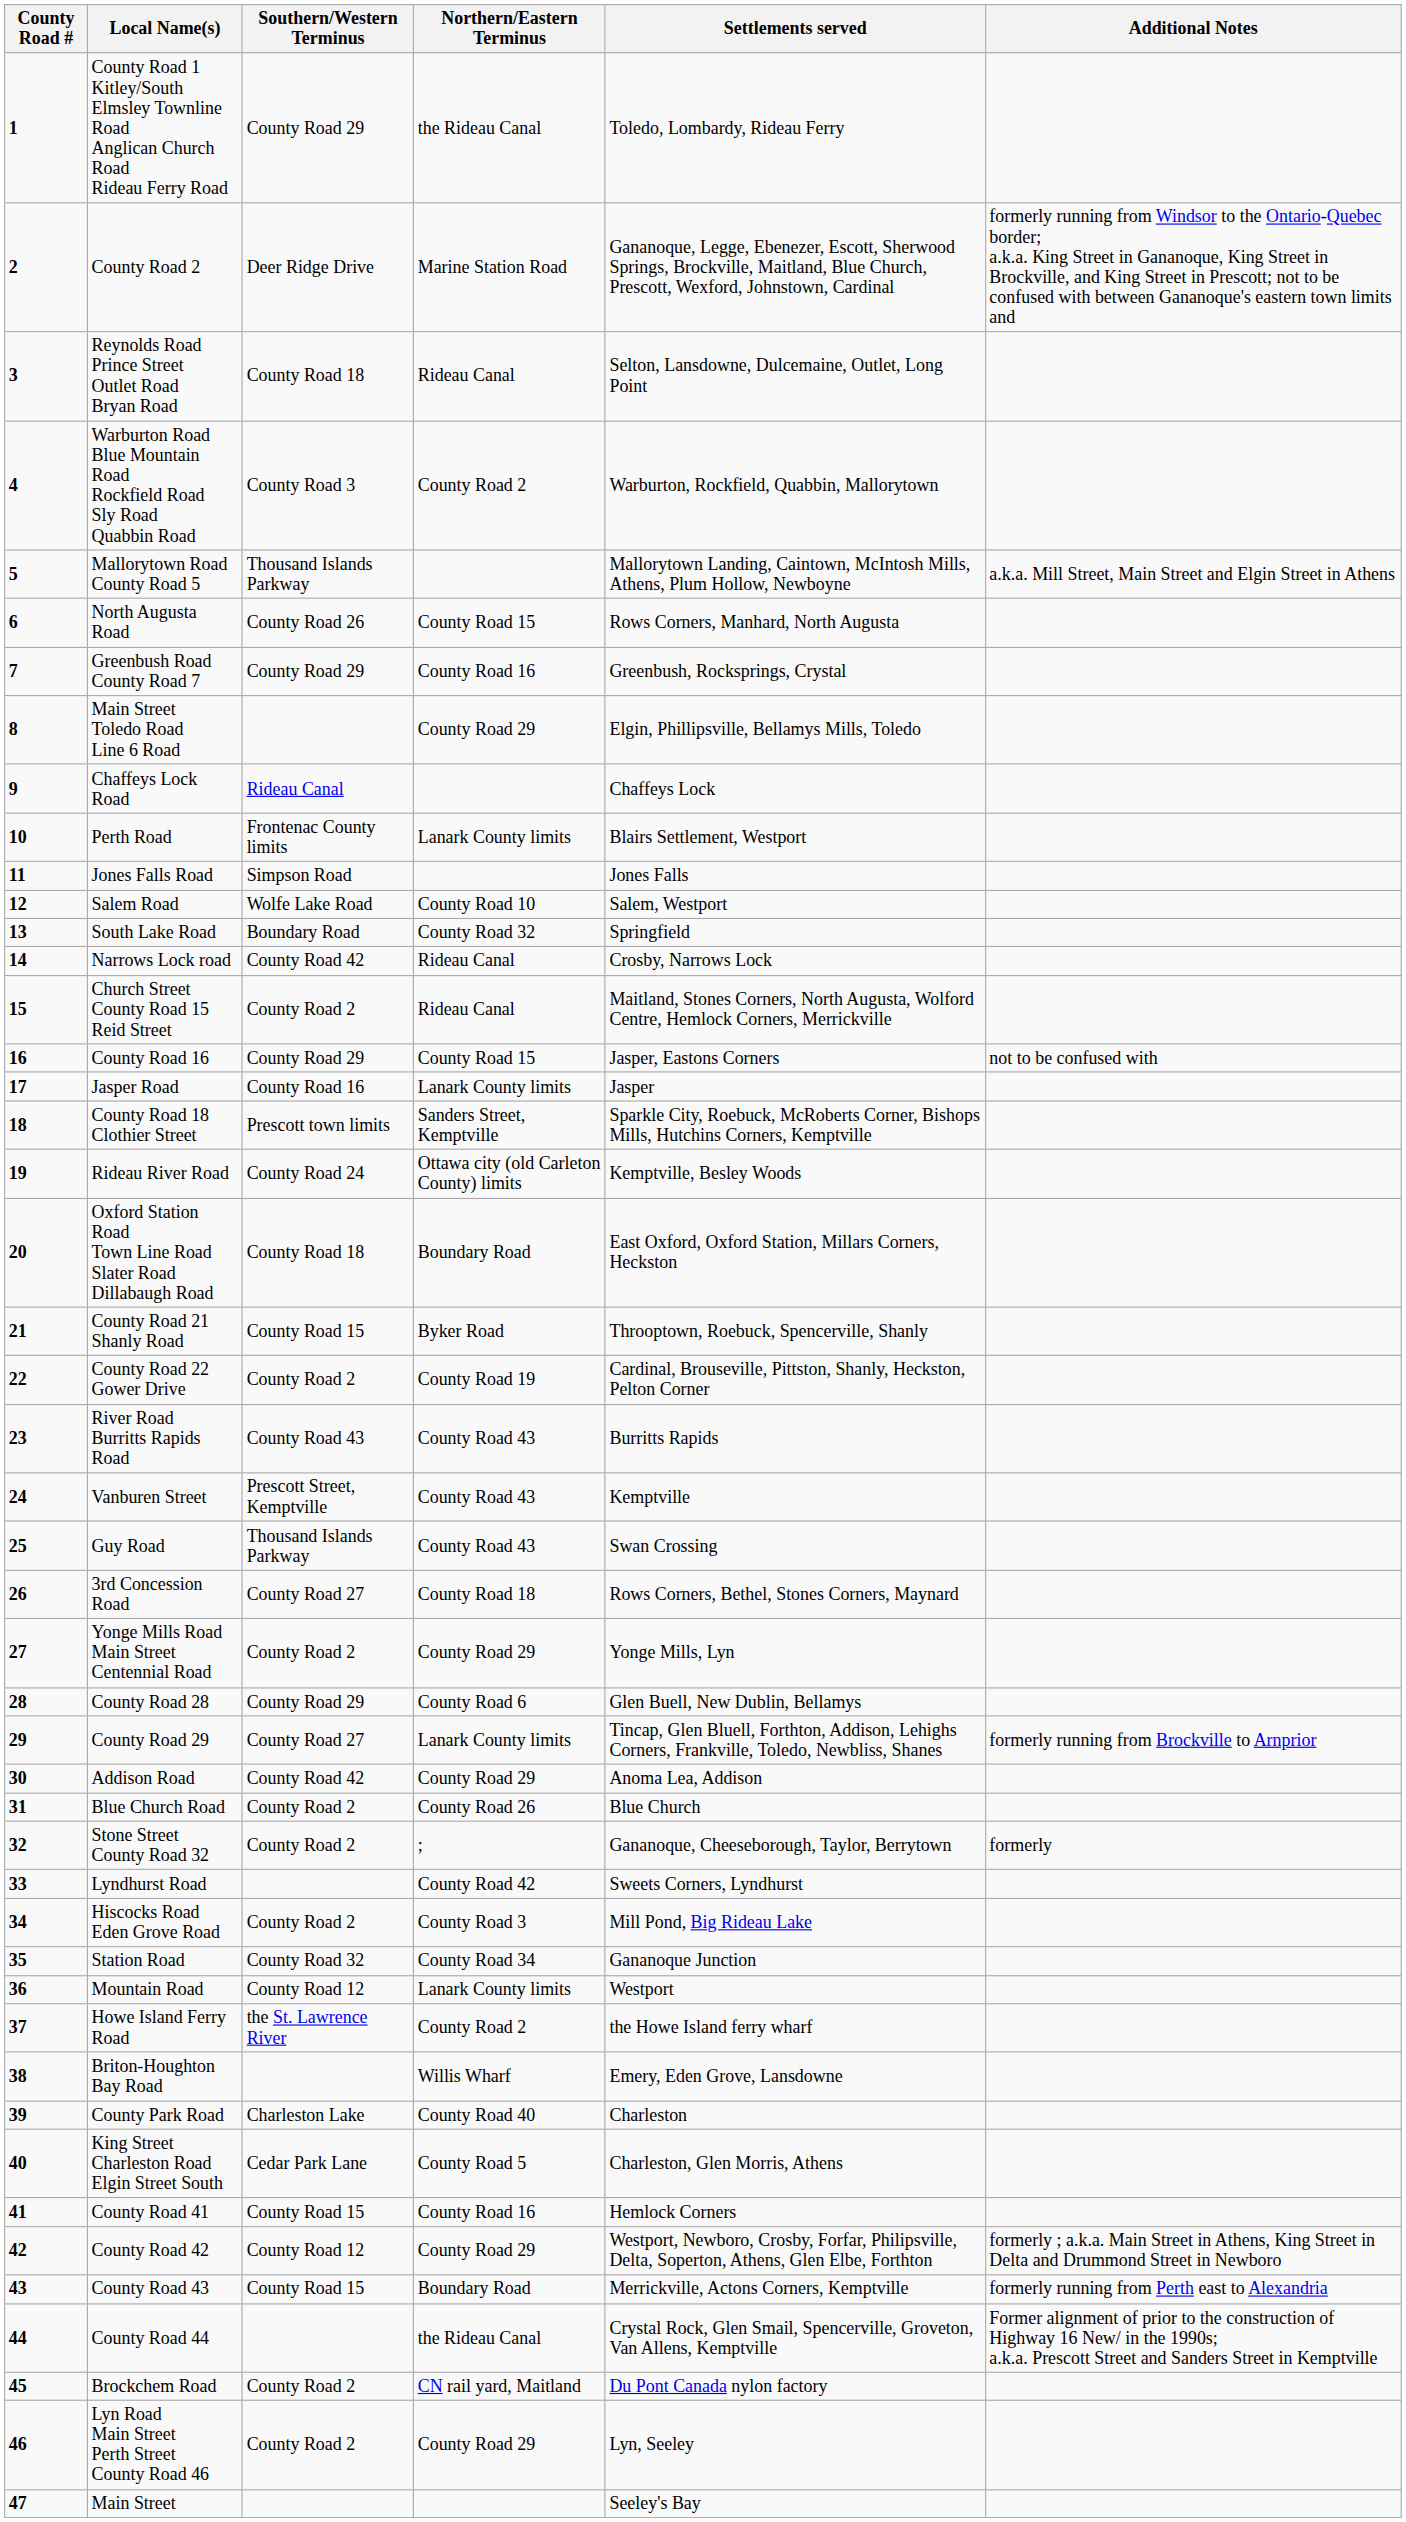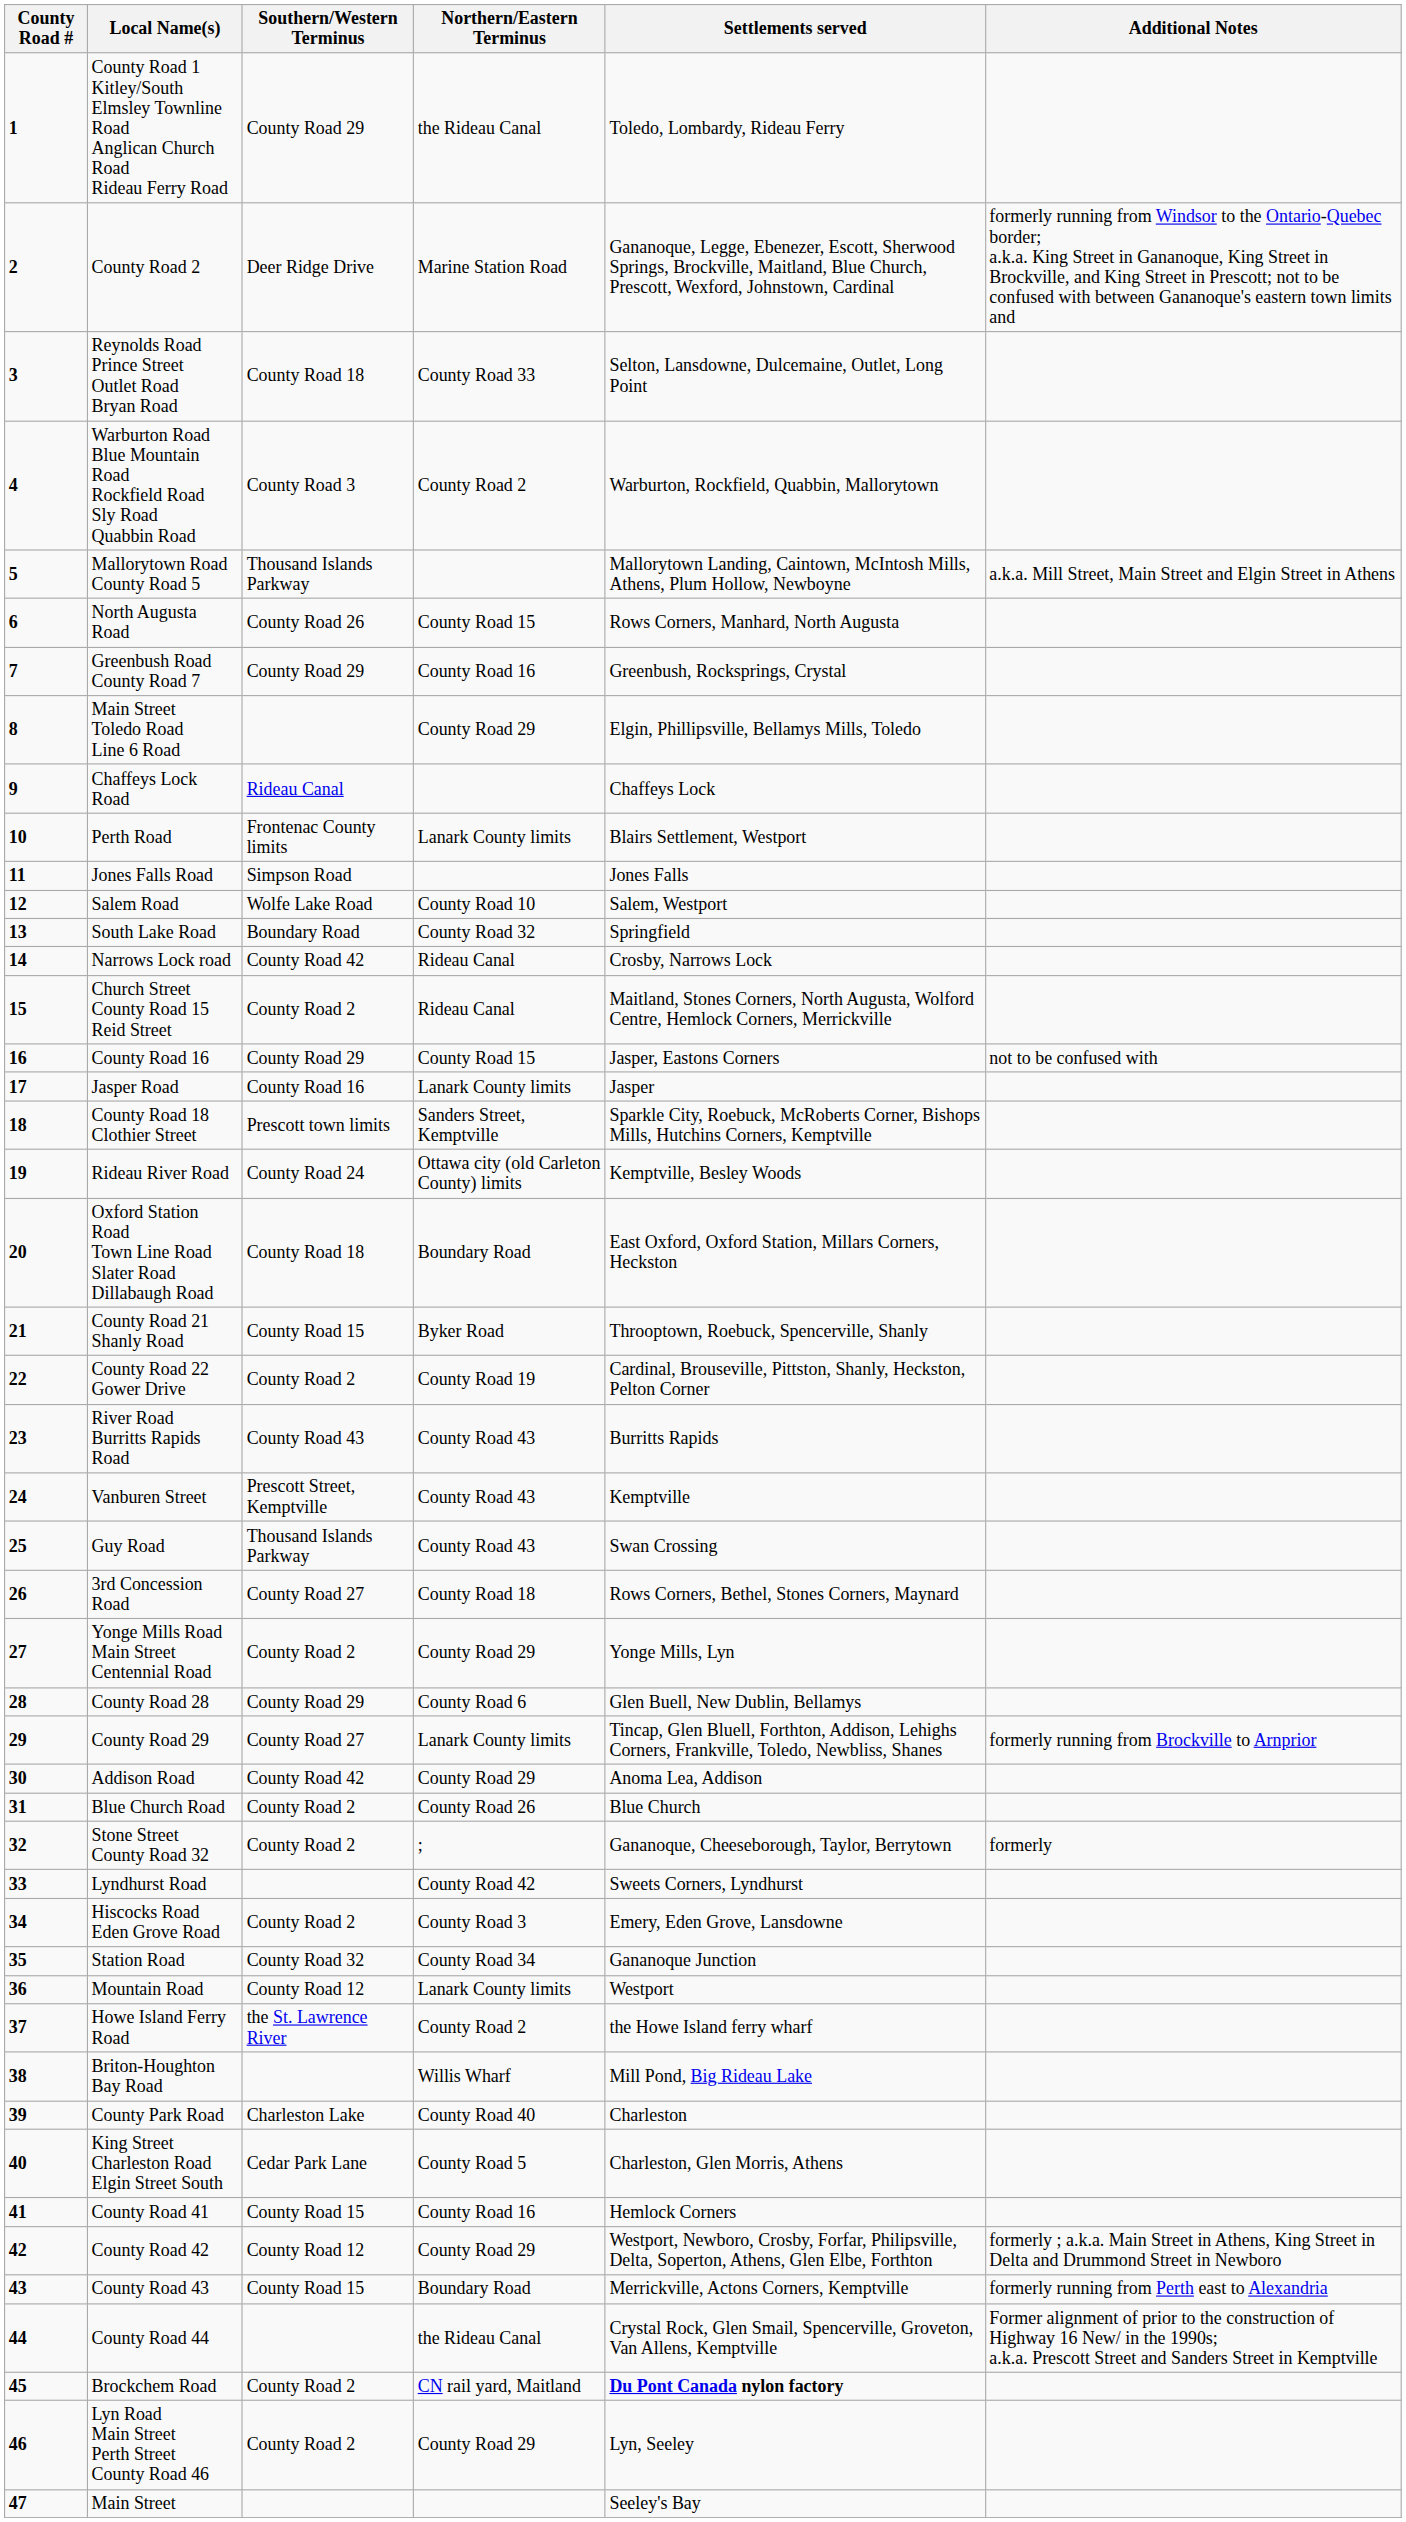(466, 376) Rideau Canal -> (476, 376) County Road 33
(711, 1922) Mill Pond, Big Rideau Lake -> (726, 1922) Emery, Eden Grove, Lansdowne
(726, 2076) Emery, Eden Grove, Lansdowne -> (711, 2076) Mill Pond, Big Rideau Lake
(718, 2386) normal -> (726, 2386) bold
